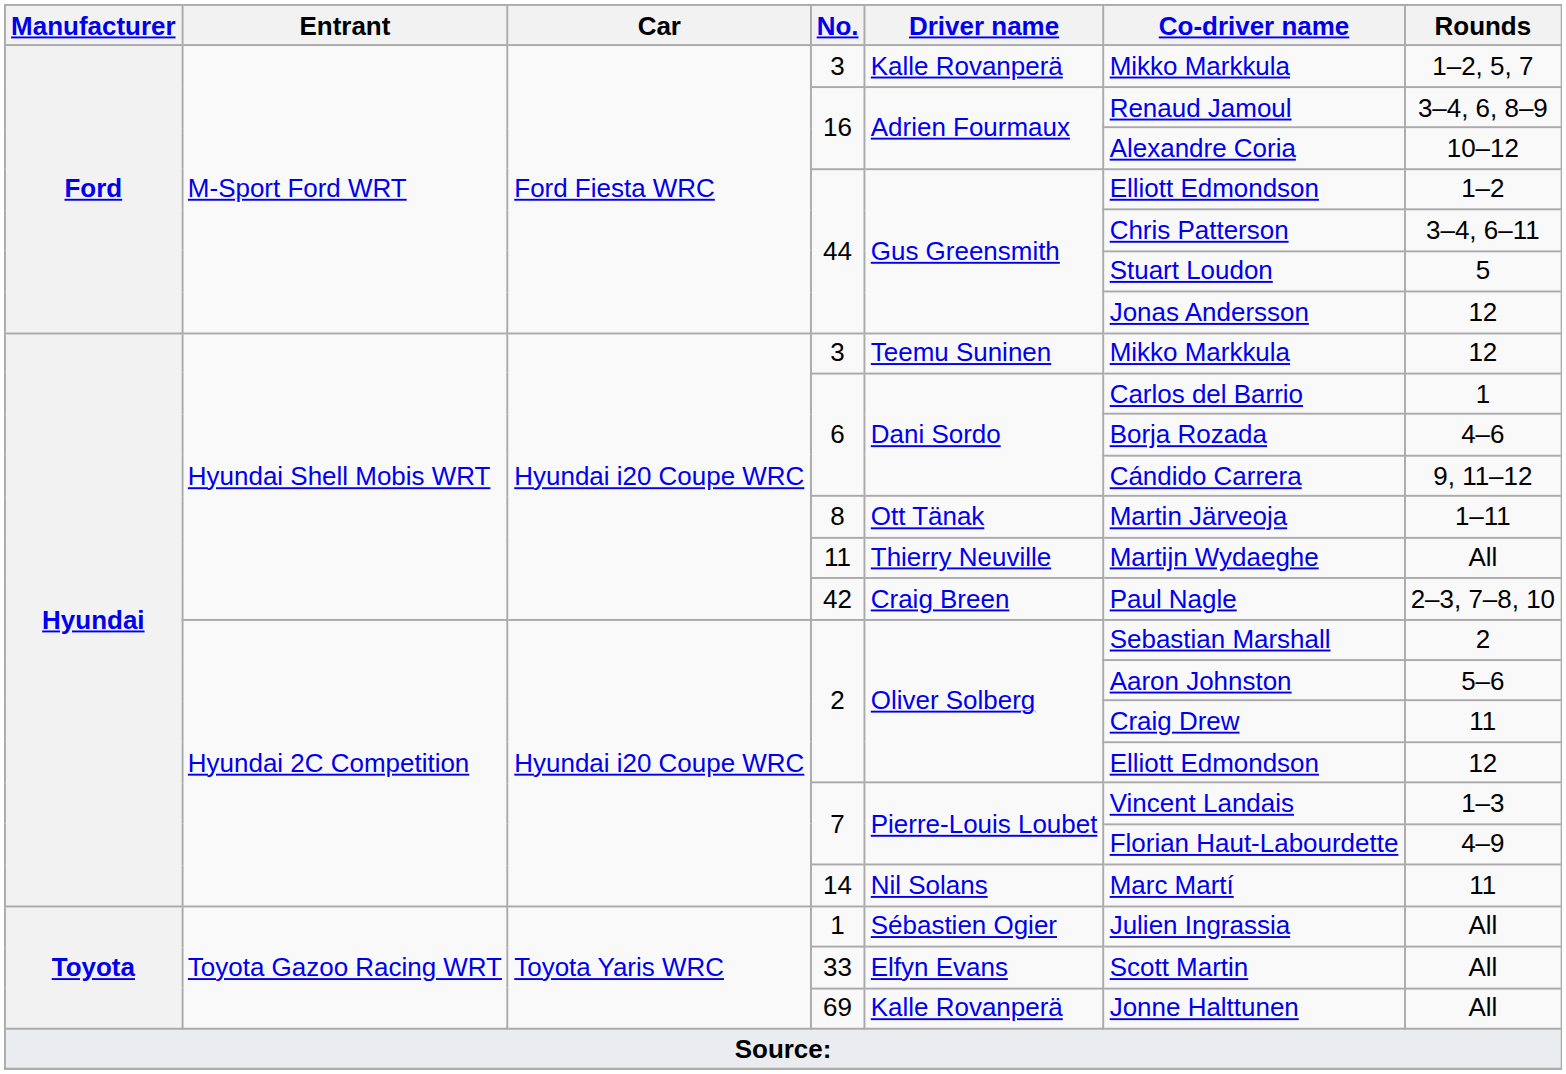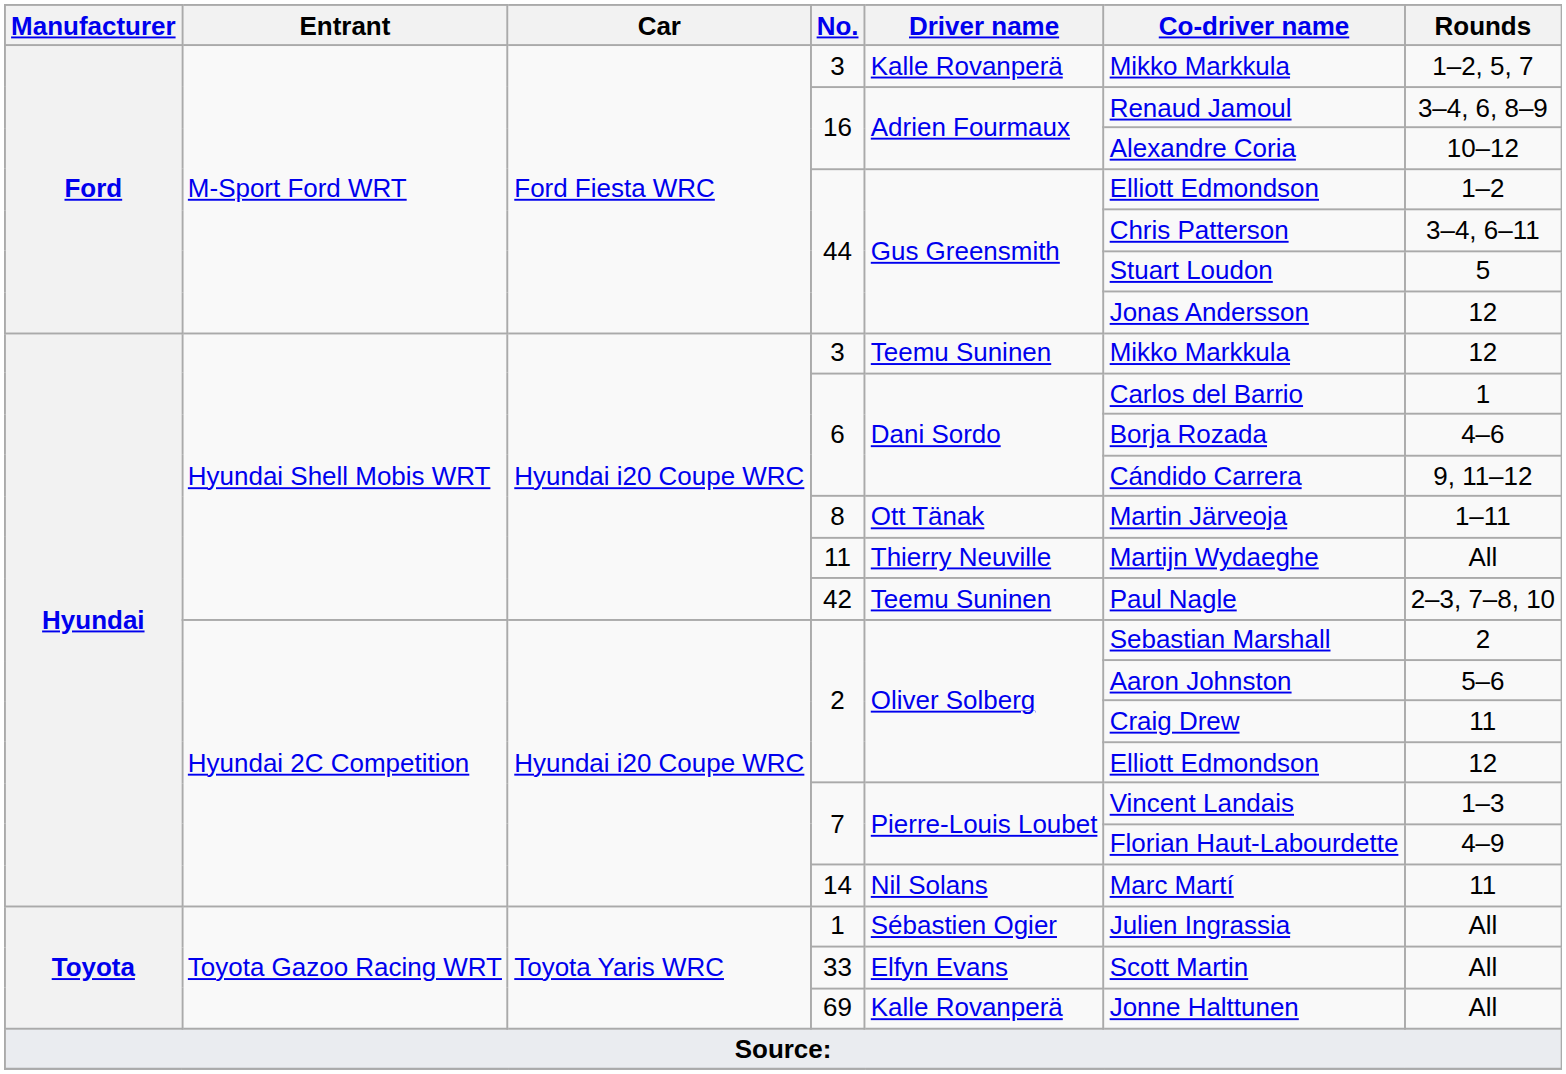(940, 598) Craig Breen -> (961, 598) Teemu Suninen
